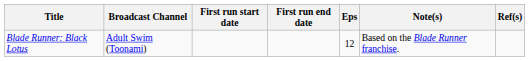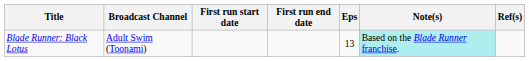(349, 43) 12 -> (349, 43) 13
(414, 43) no background -> (414, 43) paleturquoise background
